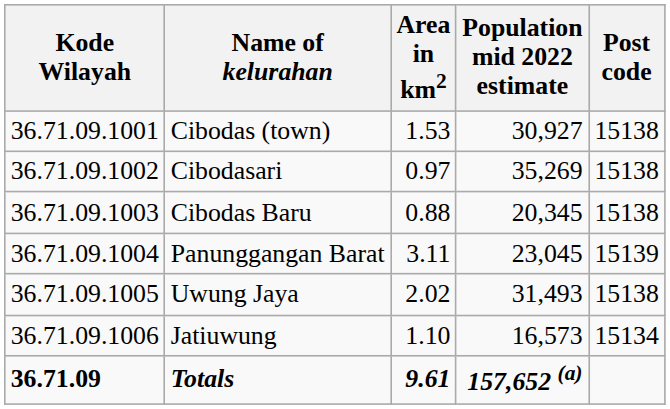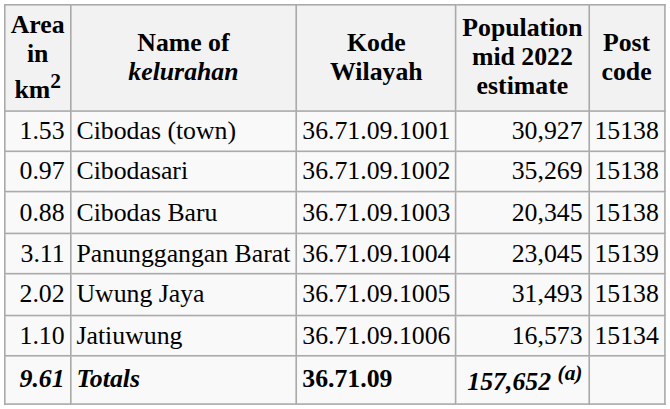columns swapped: (85, 57) <-> (423, 57)
